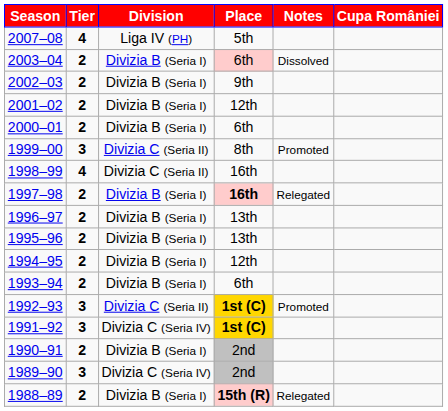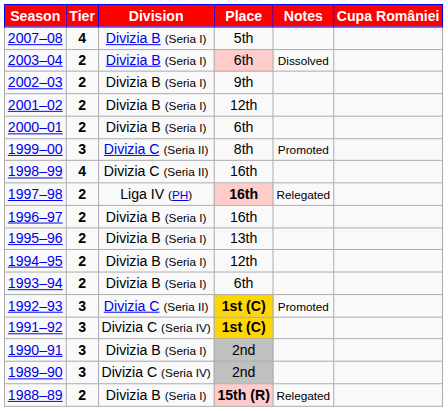(156, 38) Liga IV (PH) -> (156, 38) Divizia B (Seria I)
(156, 194) Divizia B (Seria I) -> (156, 194) Liga IV (PH)
(244, 217) 13th -> (244, 217) 16th
(82, 350) 2 -> (82, 350) 3
